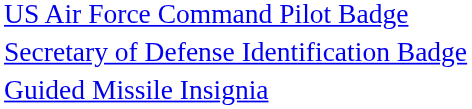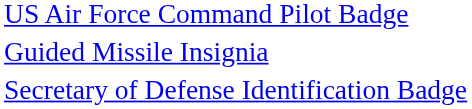rows swapped: (236, 52) <-> (136, 89)
